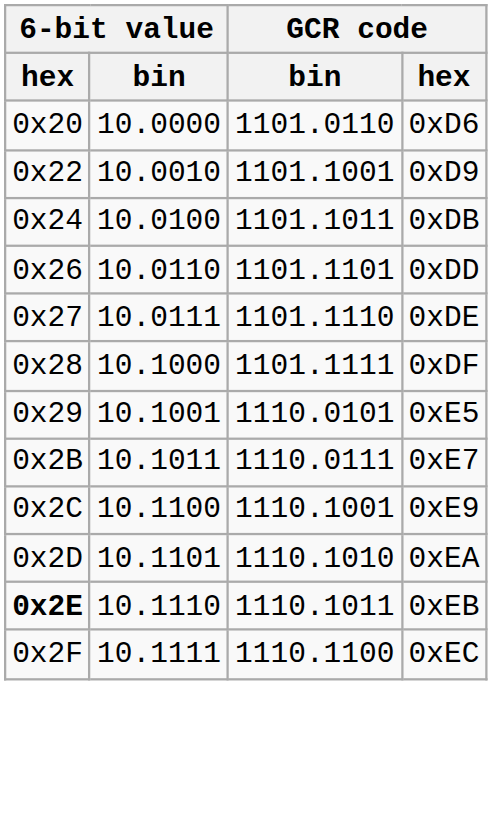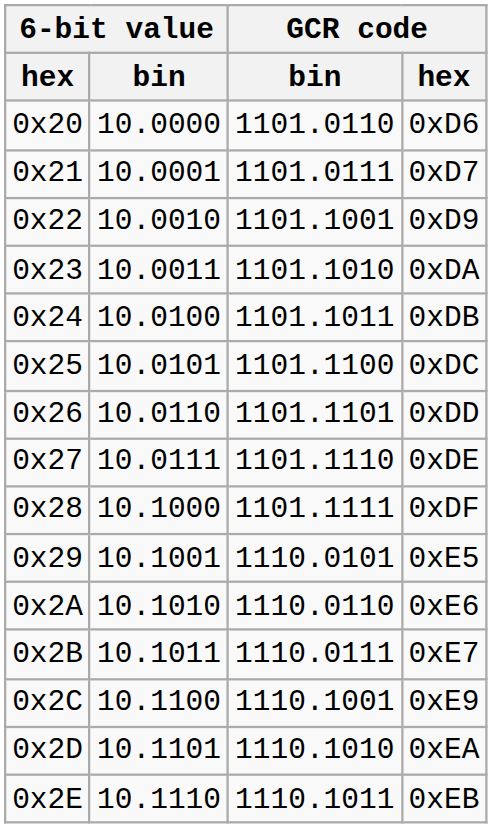+ row: (444, 173)
+ row: (444, 270)
+ row: (444, 366)
+ row: (444, 606)
(48, 606) bold -> (48, 799) normal
- row: (444, 654)
